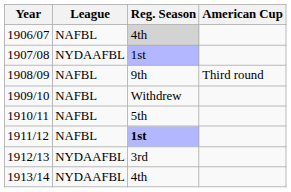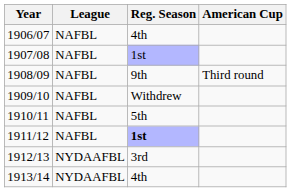(139, 34) lightgrey background -> (139, 34) no background
(90, 55) NYDAAFBL -> (76, 55) NAFBL
